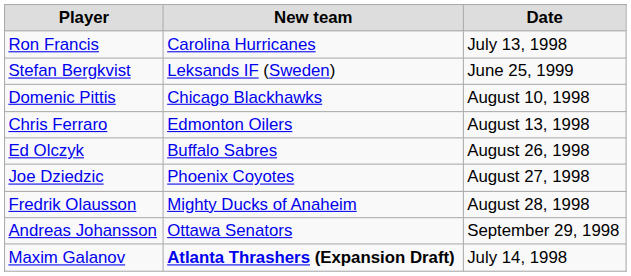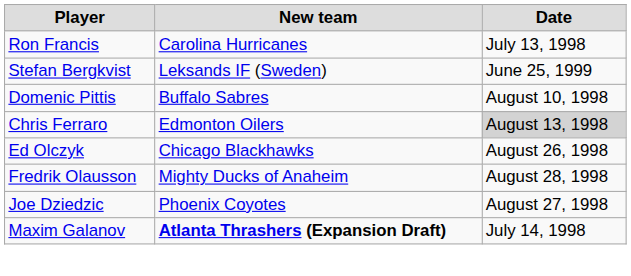(245, 97) Chicago Blackhawks -> (214, 97) Buffalo Sabres
(528, 124) no background -> (547, 124) lightgrey background
(222, 151) Buffalo Sabres -> (236, 151) Chicago Blackhawks
rows swapped: (56, 177) <-> (72, 204)
- row: (83, 230)
